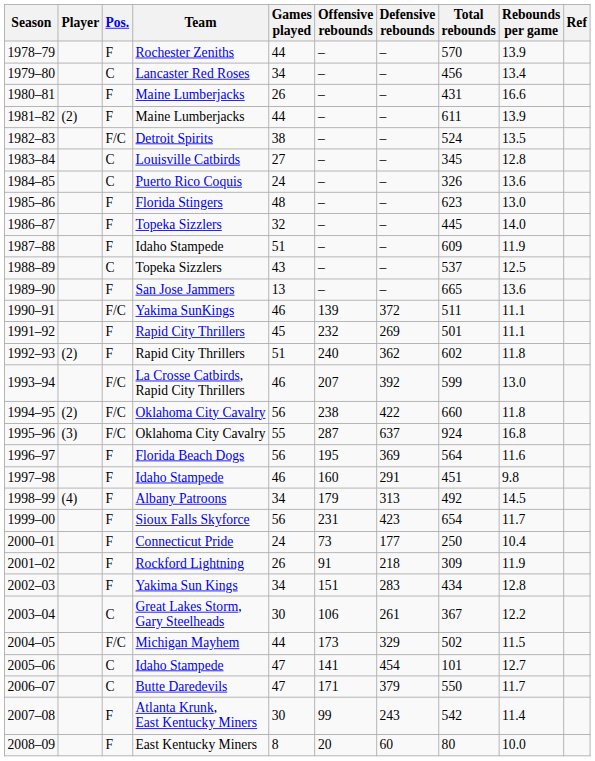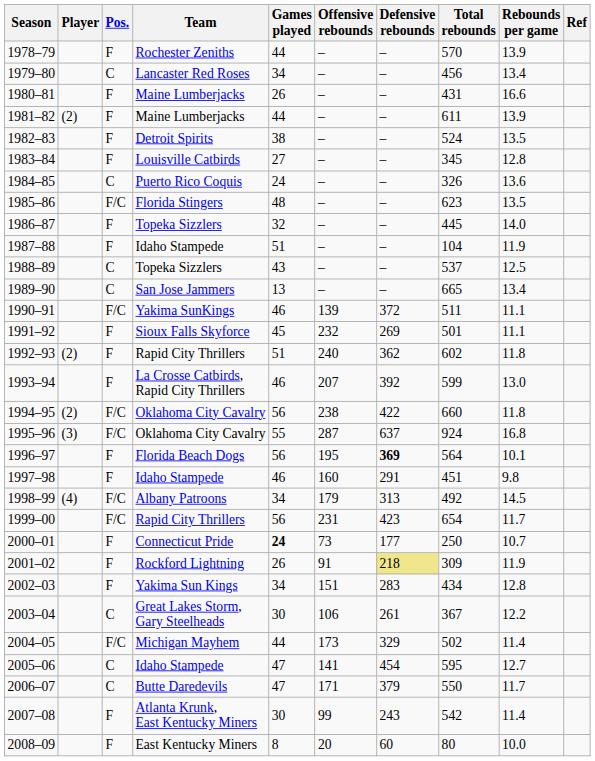(116, 138) F/C -> (109, 138) F
(110, 159) C -> (109, 159) F
(109, 203) F -> (116, 203) F/C
(514, 203) 13.0 -> (514, 203) 13.5
(452, 246) 609 -> (452, 246) 104
(109, 289) F -> (110, 289) C
(514, 289) 13.6 -> (514, 289) 13.4
(190, 332) Rapid City Thrillers -> (193, 332) Sioux Falls Skyforce
(116, 383) F/C -> (109, 383) F
(390, 455) normal -> (390, 455) bold
(514, 455) 11.6 -> (514, 455) 10.1
(109, 498) F -> (116, 498) F/C
(109, 520) F -> (116, 520) F/C
(193, 520) Sioux Falls Skyforce -> (190, 520) Rapid City Thrillers
(279, 541) normal -> (279, 541) bold
(514, 541) 10.4 -> (514, 541) 10.7
(390, 563) no background -> (390, 563) khaki background
(514, 643) 11.5 -> (514, 643) 11.4
(452, 665) 101 -> (452, 665) 595
